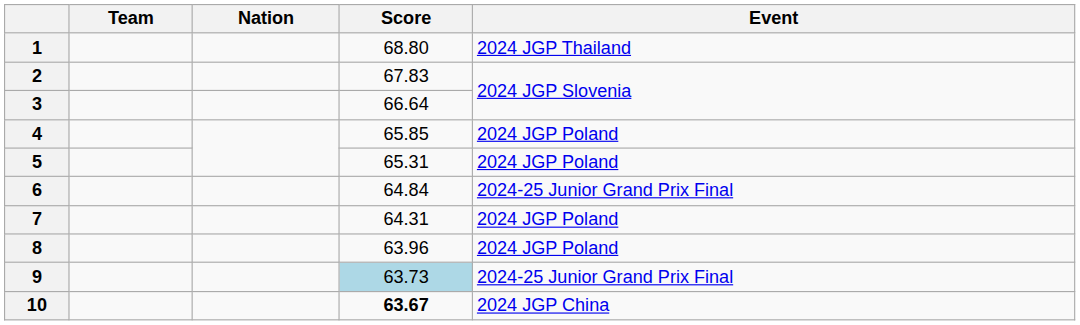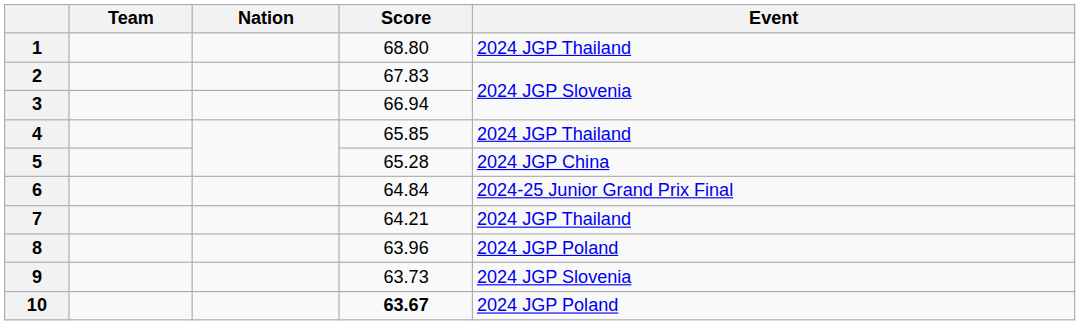(406, 104) 66.64 -> (406, 104) 66.94
(548, 133) 2024 JGP Poland -> (554, 133) 2024 JGP Thailand
(406, 162) 65.31 -> (406, 162) 65.28
(548, 162) 2024 JGP Poland -> (543, 162) 2024 JGP China
(406, 219) 64.31 -> (406, 219) 64.21
(548, 219) 2024 JGP Poland -> (554, 219) 2024 JGP Thailand
(406, 276) lightblue background -> (406, 276) no background
(605, 276) 2024-25 Junior Grand Prix Final -> (554, 276) 2024 JGP Slovenia
(543, 305) 2024 JGP China -> (548, 305) 2024 JGP Poland
